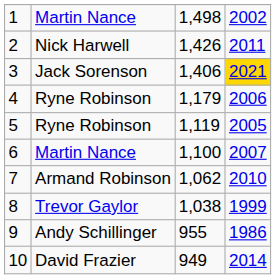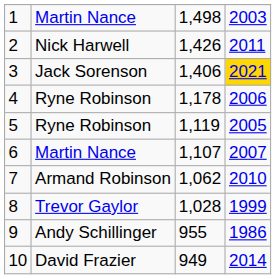(248, 17) 2002 -> (248, 17) 2003
(200, 98) 1,179 -> (200, 98) 1,178
(200, 152) 1,100 -> (200, 152) 1,107
(200, 206) 1,038 -> (200, 206) 1,028
